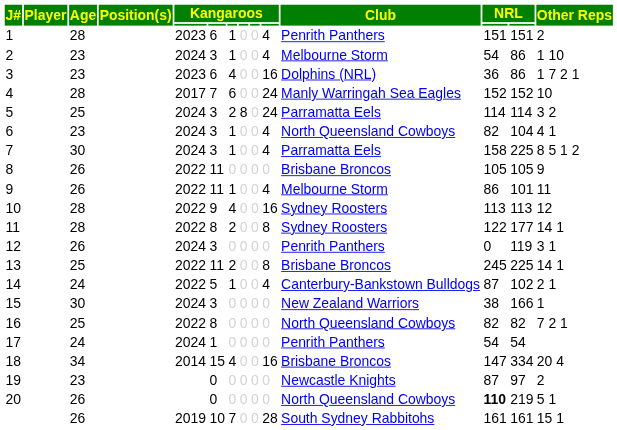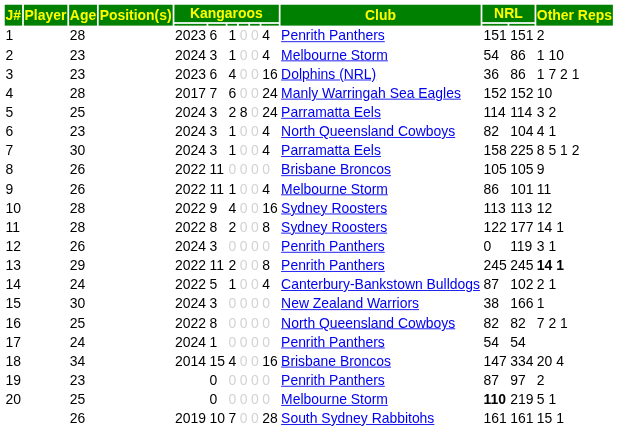(78, 265) 25 -> (78, 265) 29
(336, 265) Brisbane Broncos -> (333, 265) Penrith Panthers
(522, 265) 225 -> (522, 265) 245
(550, 265) normal -> (550, 265) bold
(338, 380) Newcastle Knights -> (333, 380) Penrith Panthers
(78, 399) 26 -> (78, 399) 25
(368, 399) North Queensland Cowboys -> (334, 399) Melbourne Storm
